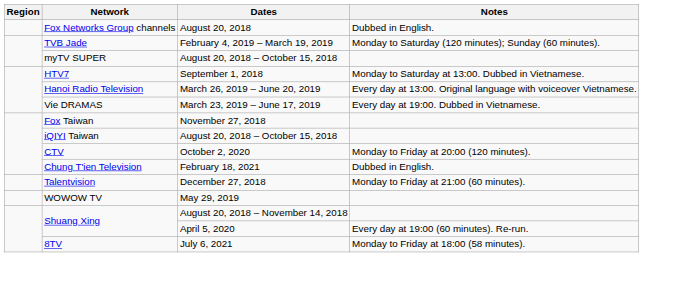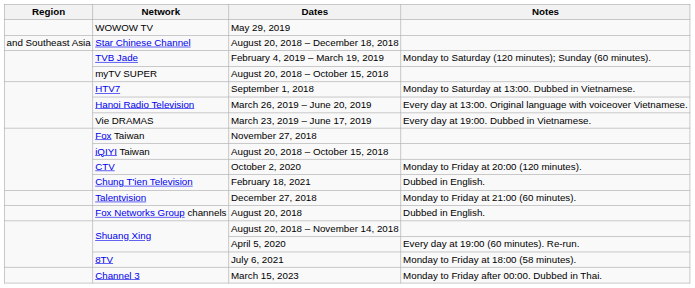rows swapped: (110, 27) <-> (73, 197)
+ row: (143, 43)
+ row: (117, 275)
